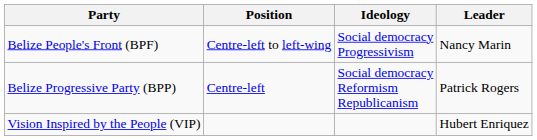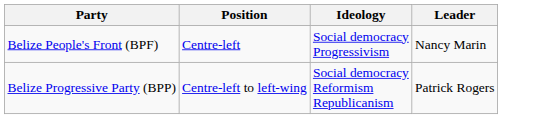(269, 44) Centre-left to left-wing -> (211, 44) Centre-left
(236, 88) Centre-left -> (244, 88) Centre-left to left-wing
- row: (104, 124)
